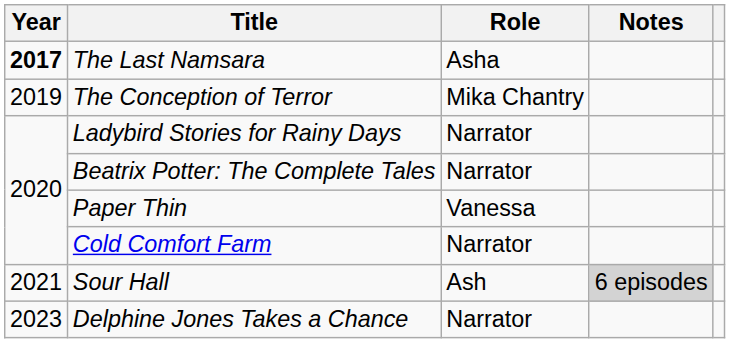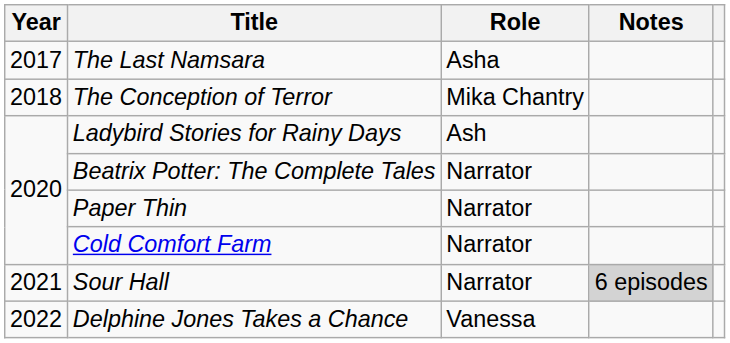(36, 60) bold -> (36, 60) normal
(36, 97) 2019 -> (36, 97) 2018
(489, 134) Narrator -> (466, 134) Ash
(491, 208) Vanessa -> (489, 208) Narrator
(466, 282) Ash -> (489, 282) Narrator
(36, 319) 2023 -> (36, 319) 2022
(489, 319) Narrator -> (491, 319) Vanessa
